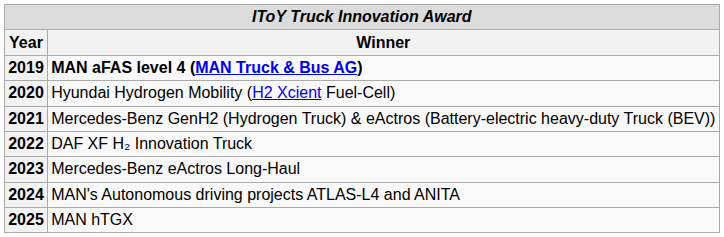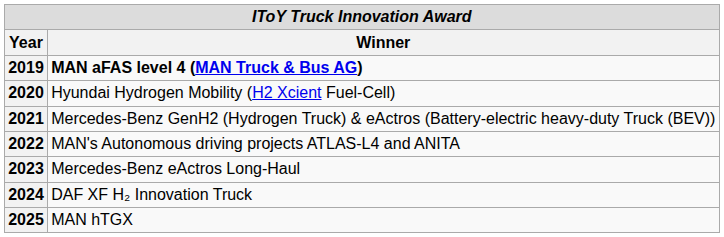(152, 144) DAF XF H₂ Innovation Truck -> (256, 144) MAN's Autonomous driving projects ATLAS-L4 and ANITA
(256, 194) MAN's Autonomous driving projects ATLAS-L4 and ANITA -> (152, 194) DAF XF H₂ Innovation Truck
